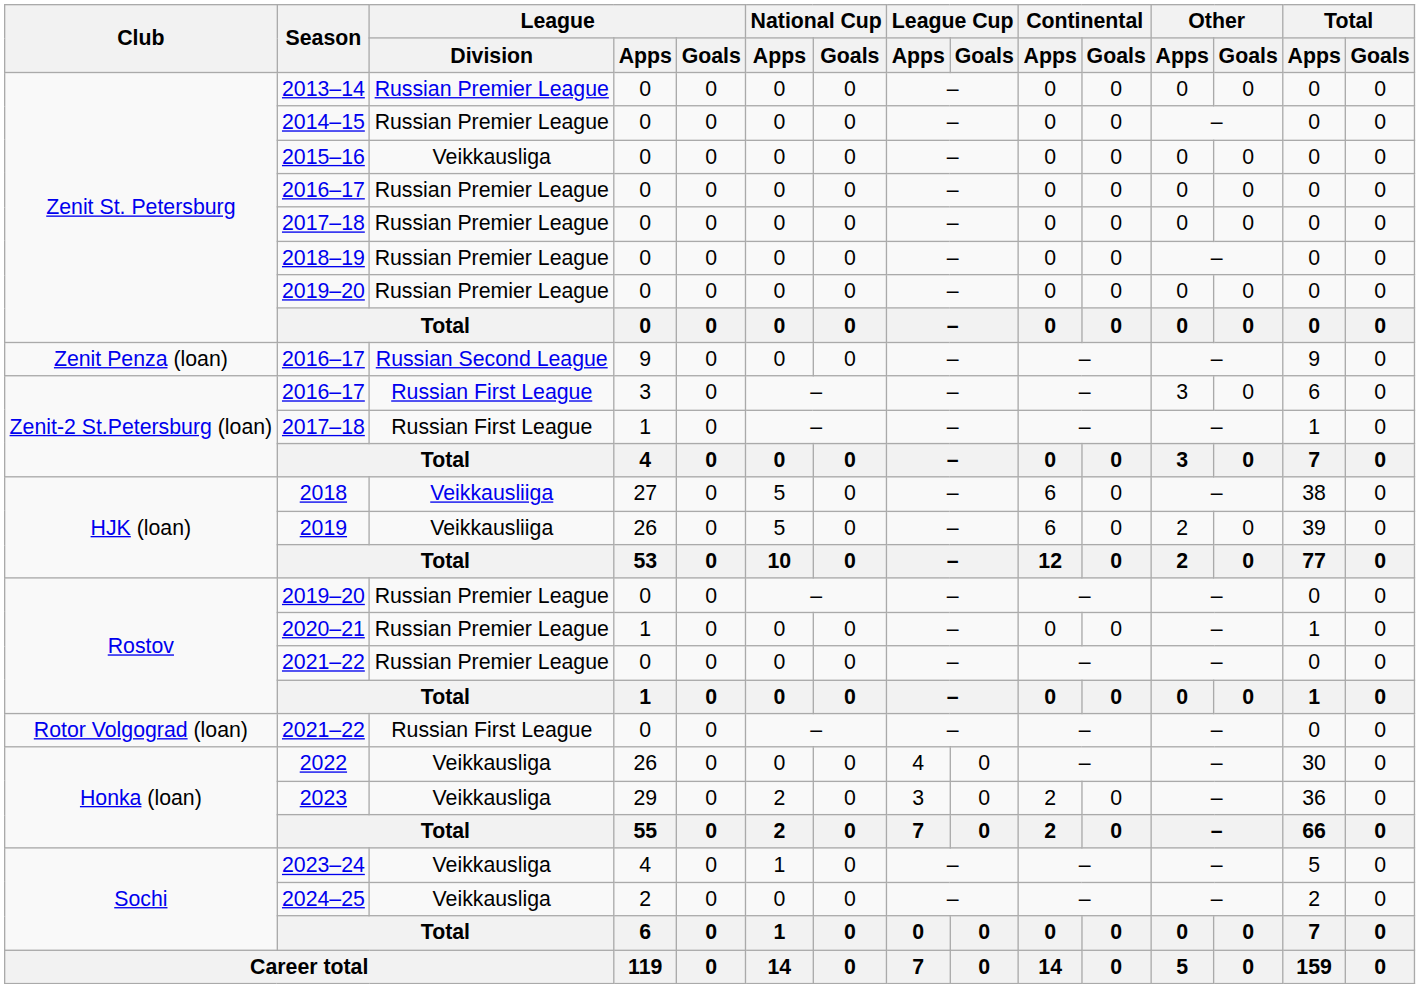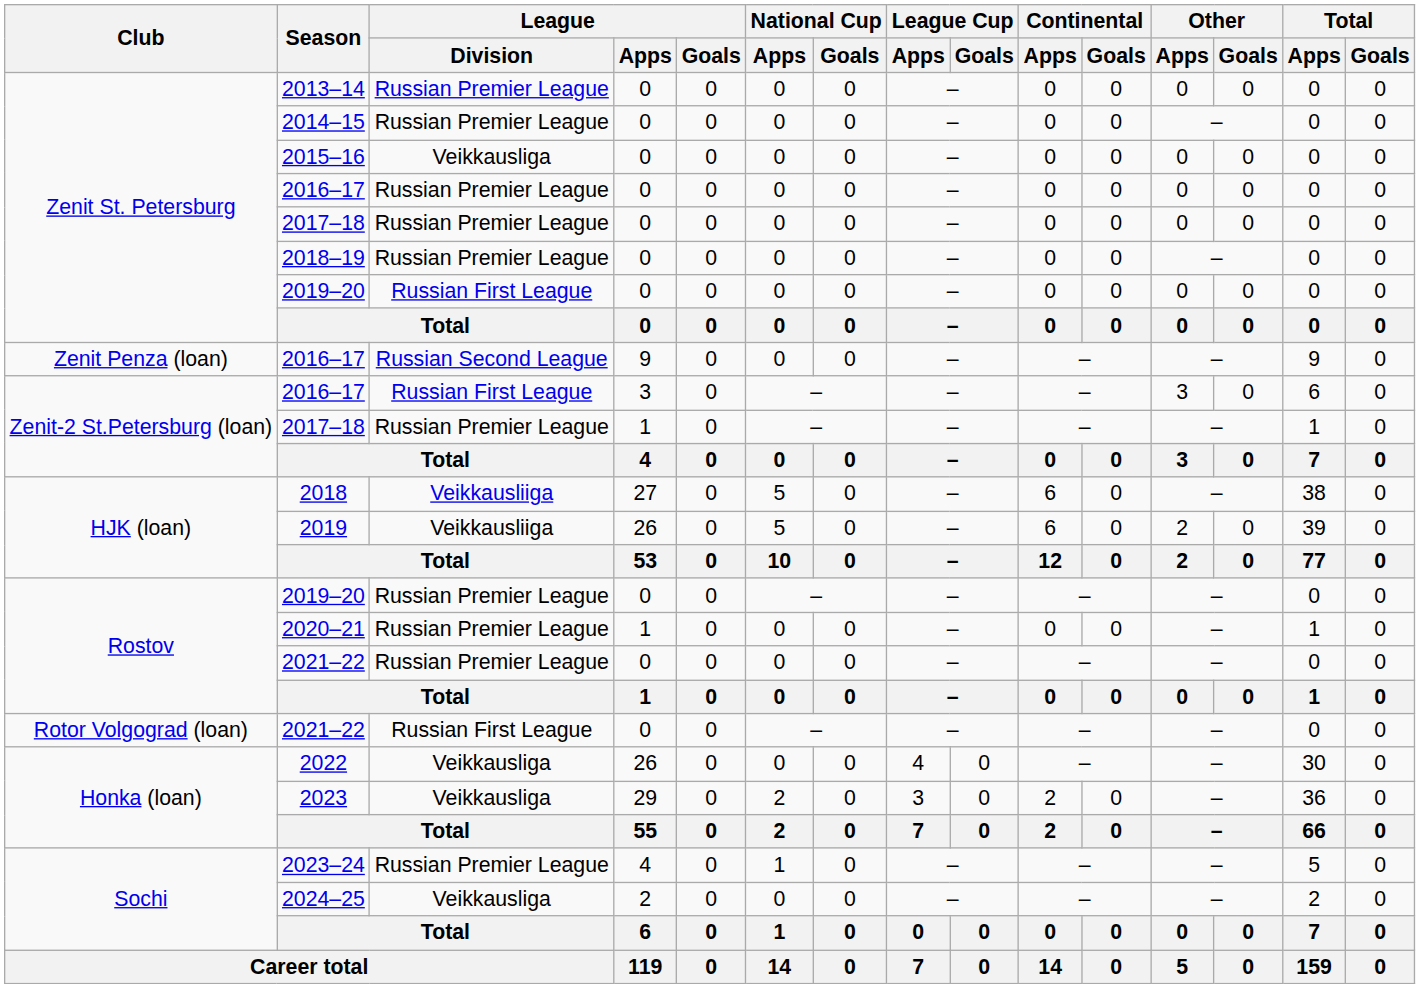(492, 291) Russian Premier League -> (492, 291) Russian First League
(492, 426) Russian First League -> (492, 426) Russian Premier League
(492, 865) Veikkausliga -> (492, 865) Russian Premier League
